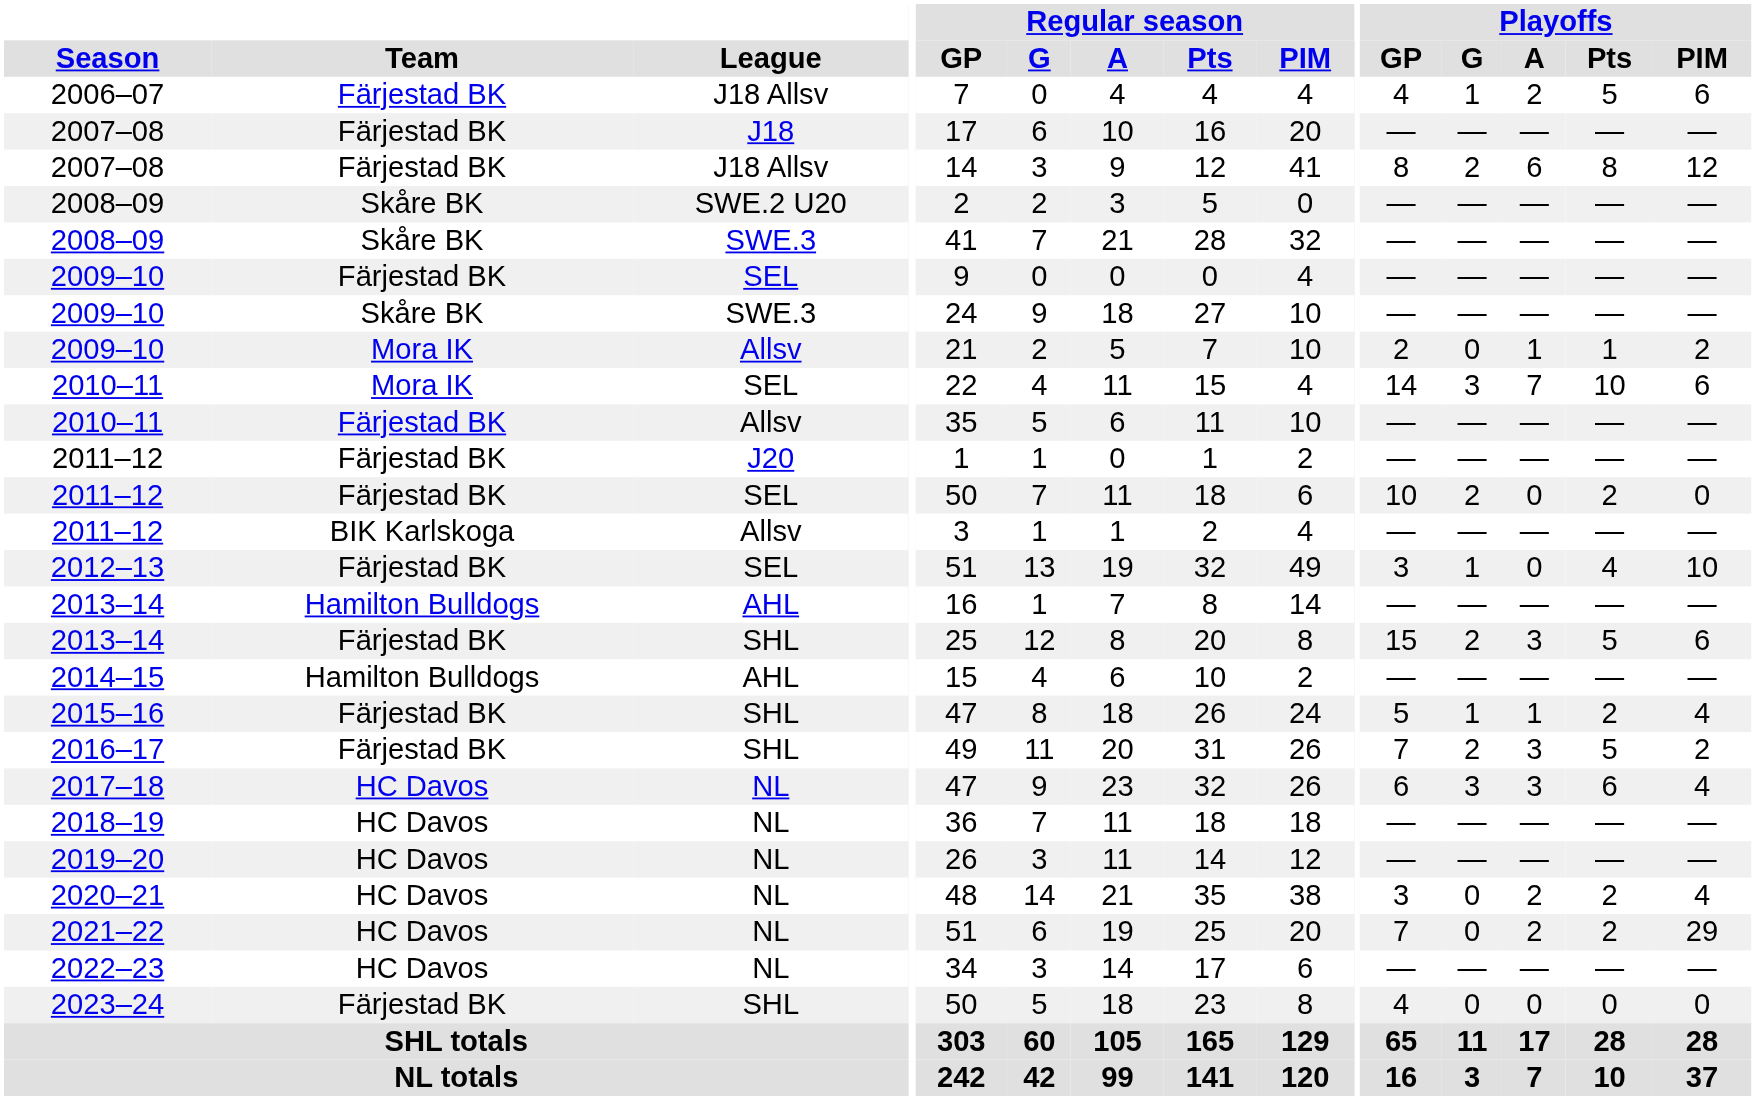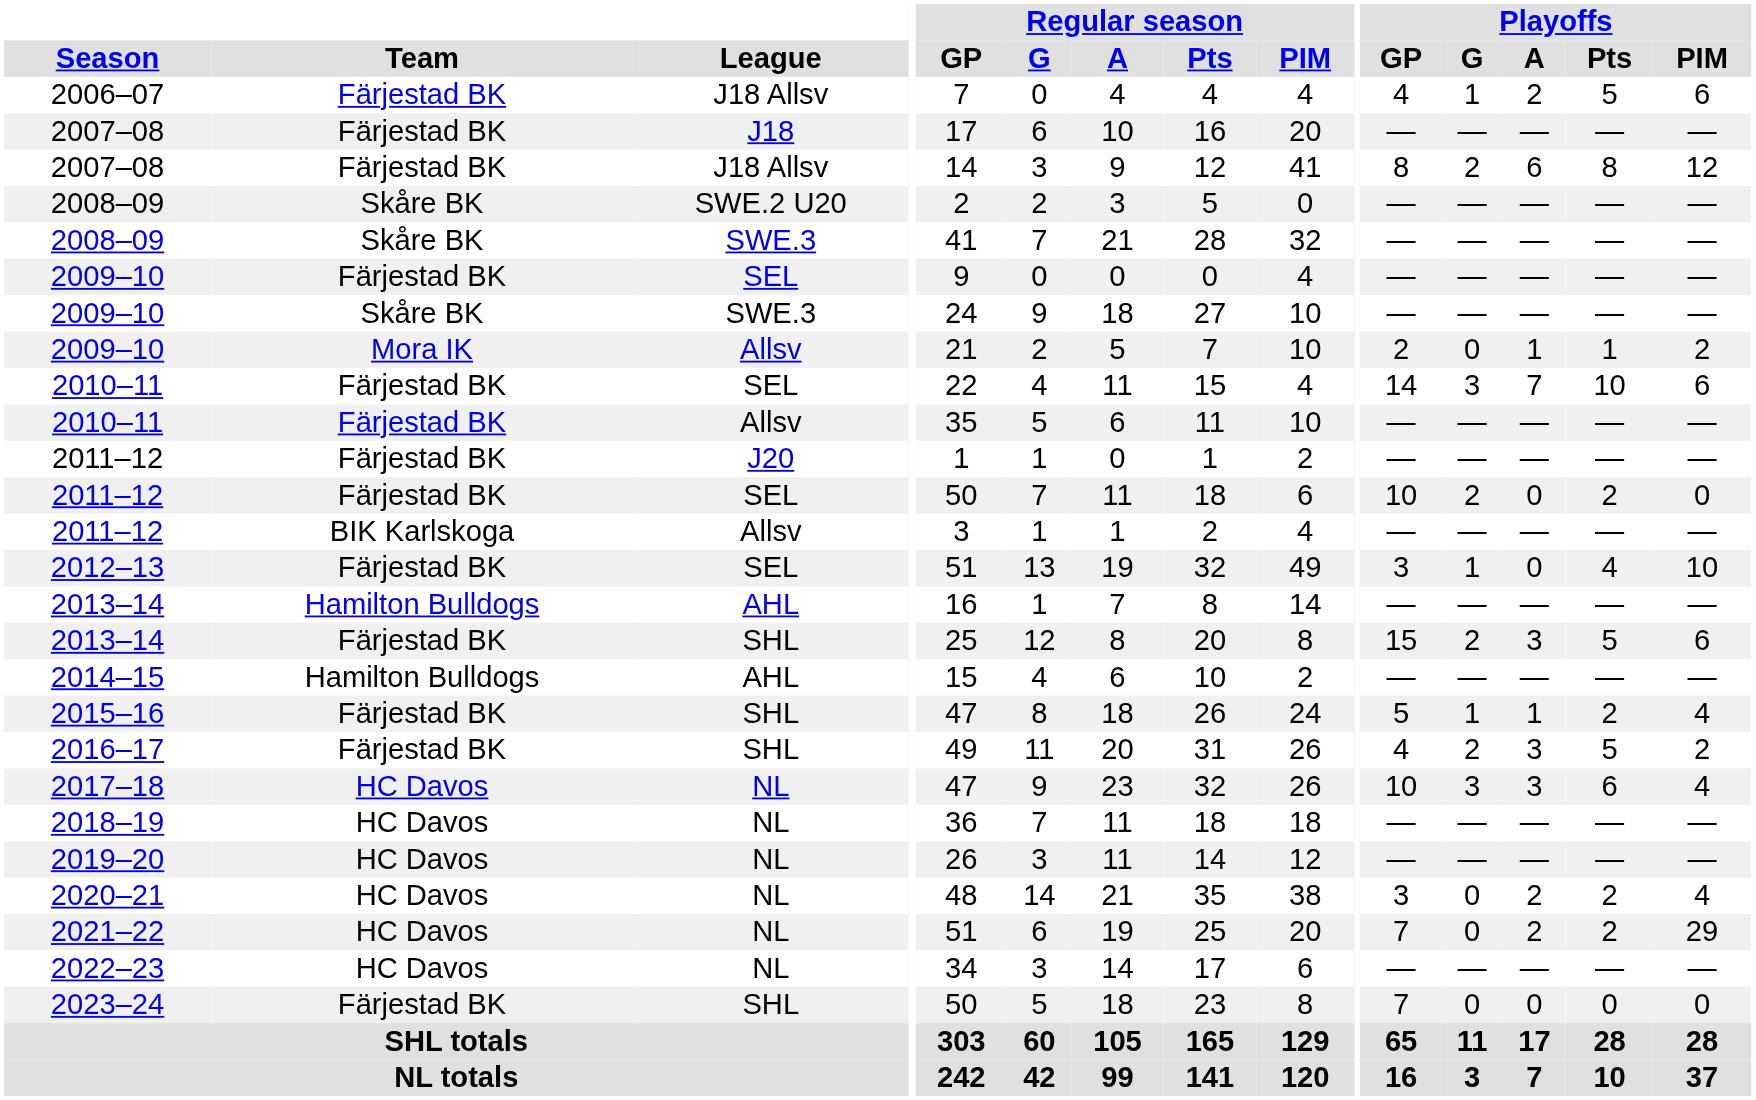(422, 385) Mora IK -> (422, 385) Färjestad BK
(1401, 749) 7 -> (1401, 749) 4
(1401, 786) 6 -> (1401, 786) 10
(1401, 1004) 4 -> (1401, 1004) 7
